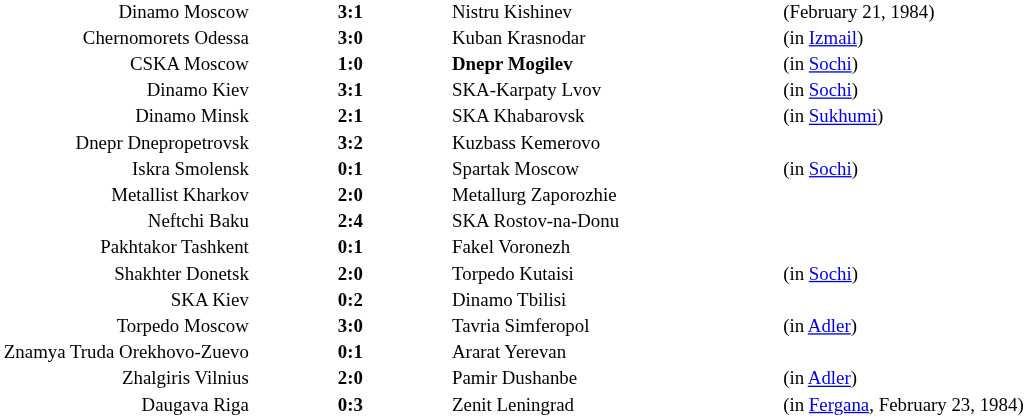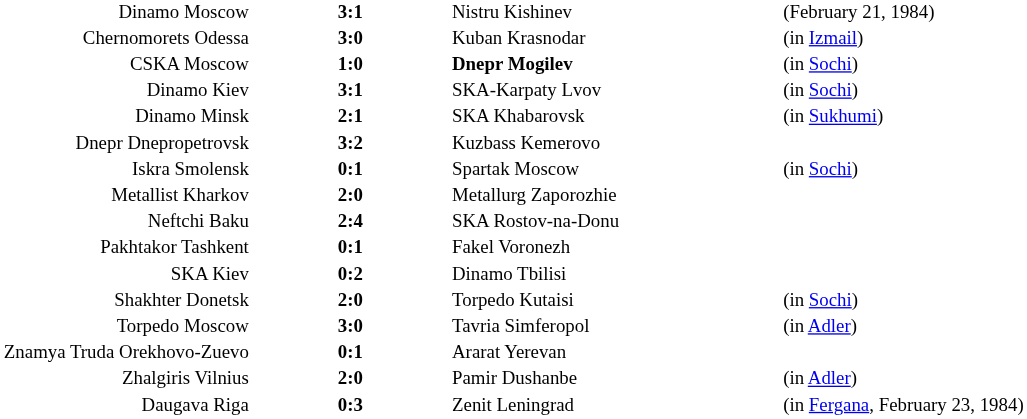rows swapped: (182, 273) <-> (210, 299)
